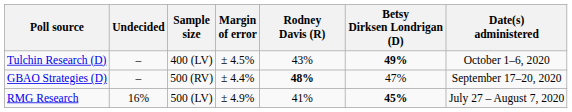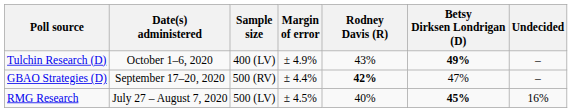columns swapped: (507, 27) <-> (138, 27)
(238, 60) ± 4.5% -> (300, 60) ± 4.9%
(302, 79) 48% -> (365, 79) 42%
(238, 98) ± 4.9% -> (300, 98) ± 4.5%
(302, 98) 41% -> (365, 98) 40%
